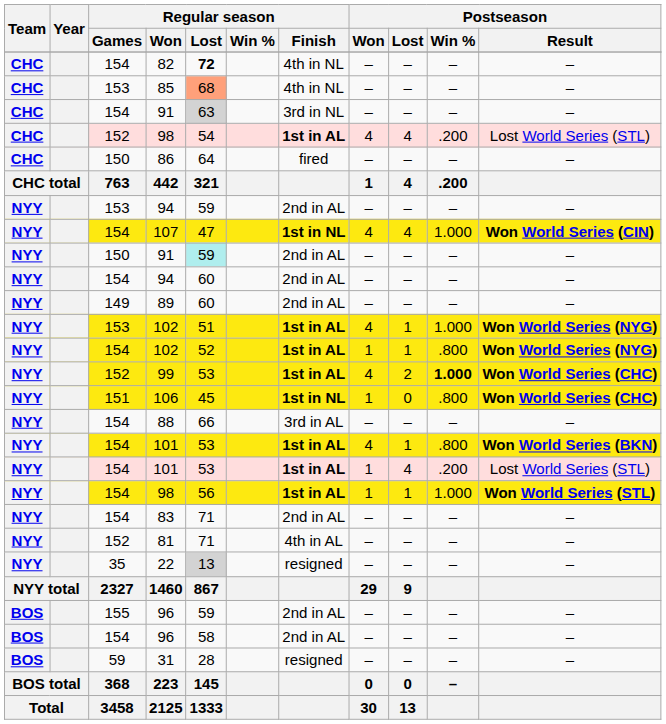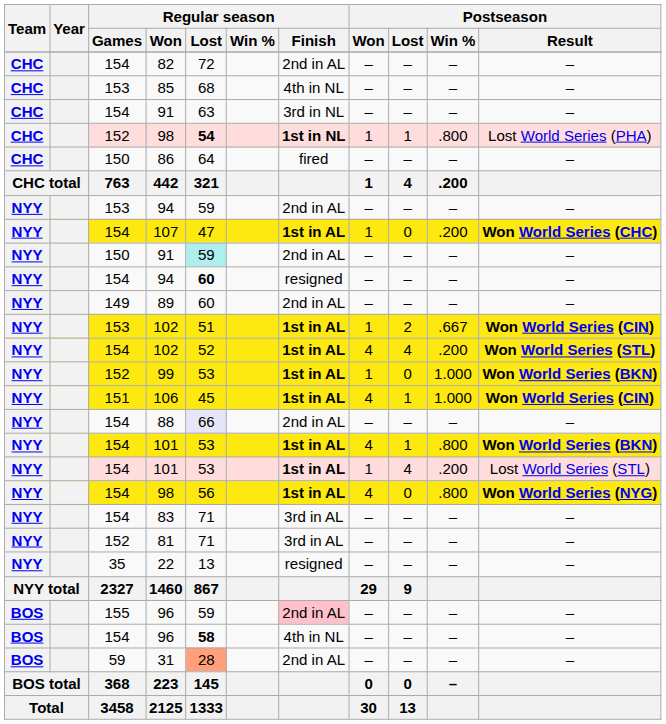(206, 64) bold -> (206, 64) normal
(314, 64) 4th in NL -> (314, 64) 2nd in AL
(206, 88) lightsalmon background -> (206, 88) no background
(206, 112) lightgrey background -> (206, 112) no background
(206, 136) normal -> (206, 136) bold
(314, 136) 1st in AL -> (314, 136) 1st in NL
(369, 136) 4 -> (369, 136) 1
(408, 136) 4 -> (408, 136) 1
(453, 136) .200 -> (453, 136) .800
(570, 136) Lost World Series (STL) -> (570, 136) Lost World Series (PHA)
(314, 231) 1st in NL -> (314, 231) 1st in AL
(369, 231) 4 -> (369, 231) 1
(408, 231) 4 -> (408, 231) 0
(453, 231) 1.000 -> (453, 231) .200
(570, 231) Won World Series (CIN) -> (570, 231) Won World Series (CHC)
(206, 279) normal -> (206, 279) bold
(314, 279) 2nd in AL -> (314, 279) resigned
(369, 326) 4 -> (369, 326) 1
(408, 326) 1 -> (408, 326) 2
(453, 326) 1.000 -> (453, 326) .667
(570, 326) Won World Series (NYG) -> (570, 326) Won World Series (CIN)
(369, 350) 1 -> (369, 350) 4
(408, 350) 1 -> (408, 350) 4
(453, 350) .800 -> (453, 350) .200
(570, 350) Won World Series (NYG) -> (570, 350) Won World Series (STL)
(369, 374) 4 -> (369, 374) 1
(408, 374) 2 -> (408, 374) 0
(453, 374) bold -> (453, 374) normal
(570, 374) Won World Series (CHC) -> (570, 374) Won World Series (BKN)
(314, 398) 1st in NL -> (314, 398) 1st in AL
(369, 398) 1 -> (369, 398) 4
(408, 398) 0 -> (408, 398) 1
(453, 398) .800 -> (453, 398) 1.000
(570, 398) Won World Series (CHC) -> (570, 398) Won World Series (CIN)
(206, 422) no background -> (206, 422) lavender background
(314, 422) 3rd in AL -> (314, 422) 2nd in AL
(369, 493) 1 -> (369, 493) 4
(408, 493) 1 -> (408, 493) 0
(453, 493) 1.000 -> (453, 493) .800
(570, 493) Won World Series (STL) -> (570, 493) Won World Series (NYG)
(314, 517) 2nd in AL -> (314, 517) 3rd in AL
(314, 541) 4th in AL -> (314, 541) 3rd in AL
(206, 564) lightgrey background -> (206, 564) no background
(314, 612) no background -> (314, 612) pink background
(206, 636) normal -> (206, 636) bold
(314, 636) 2nd in AL -> (314, 636) 4th in NL
(206, 660) no background -> (206, 660) lightsalmon background
(314, 660) resigned -> (314, 660) 2nd in AL
